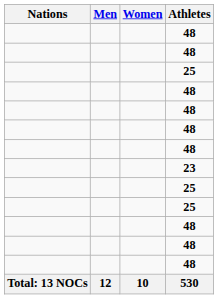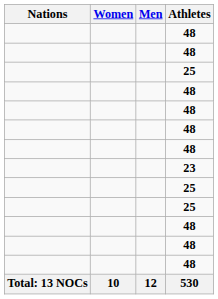columns swapped: (105, 14) <-> (143, 14)
